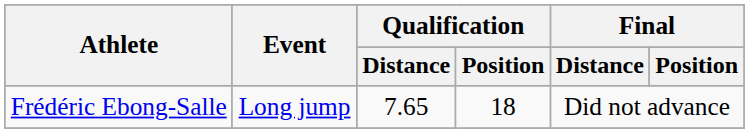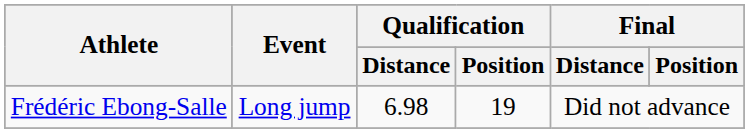(406, 107) 7.65 -> (406, 107) 6.98
(503, 107) 18 -> (503, 107) 19
